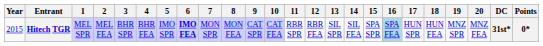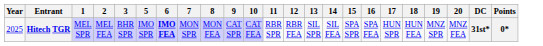- column: (146, 10)
(15, 29) 2015 -> (15, 29) 2025
(392, 29) lightblue background -> (371, 29) no background
